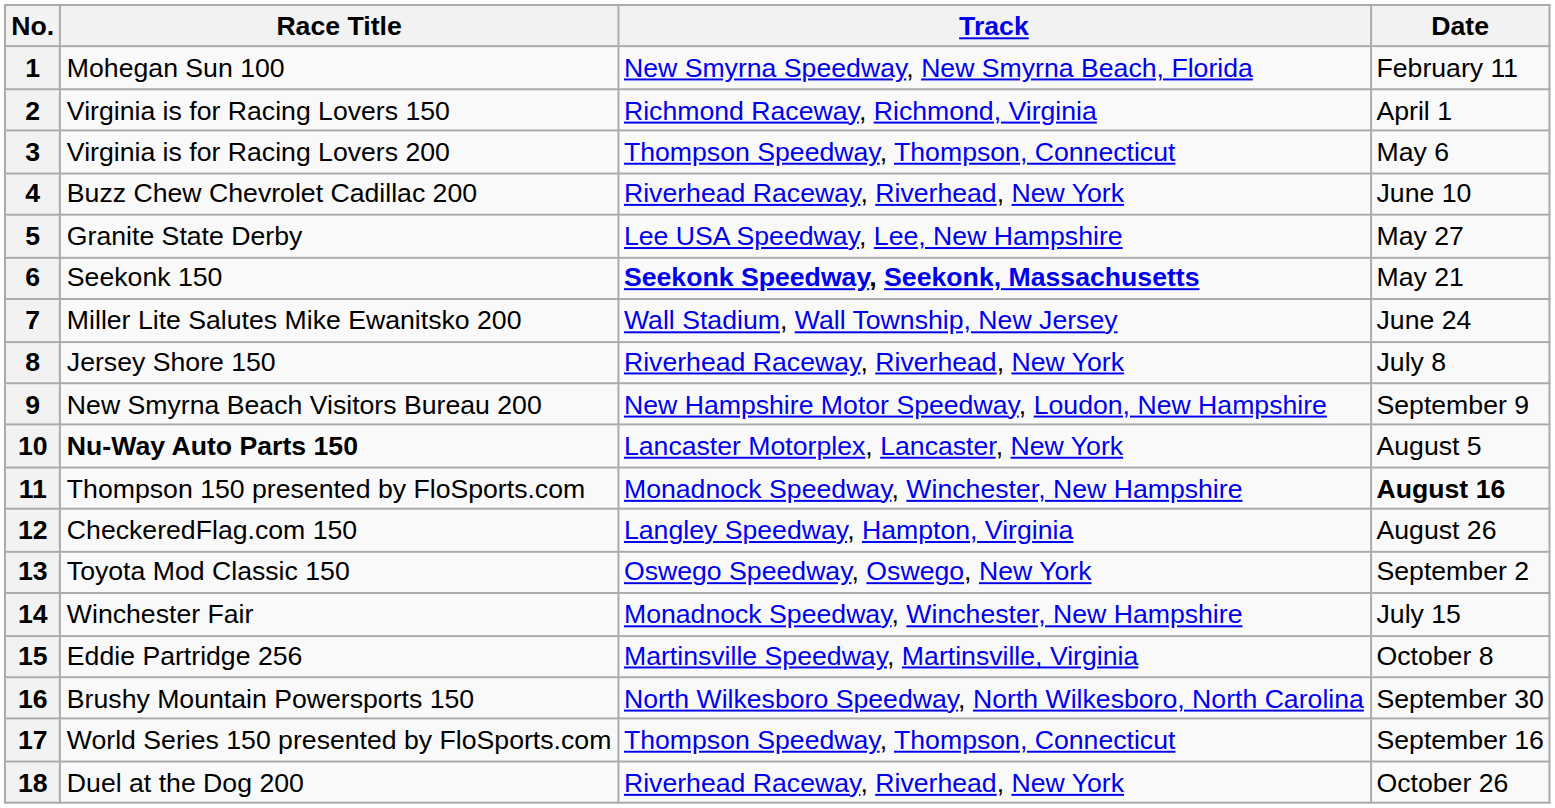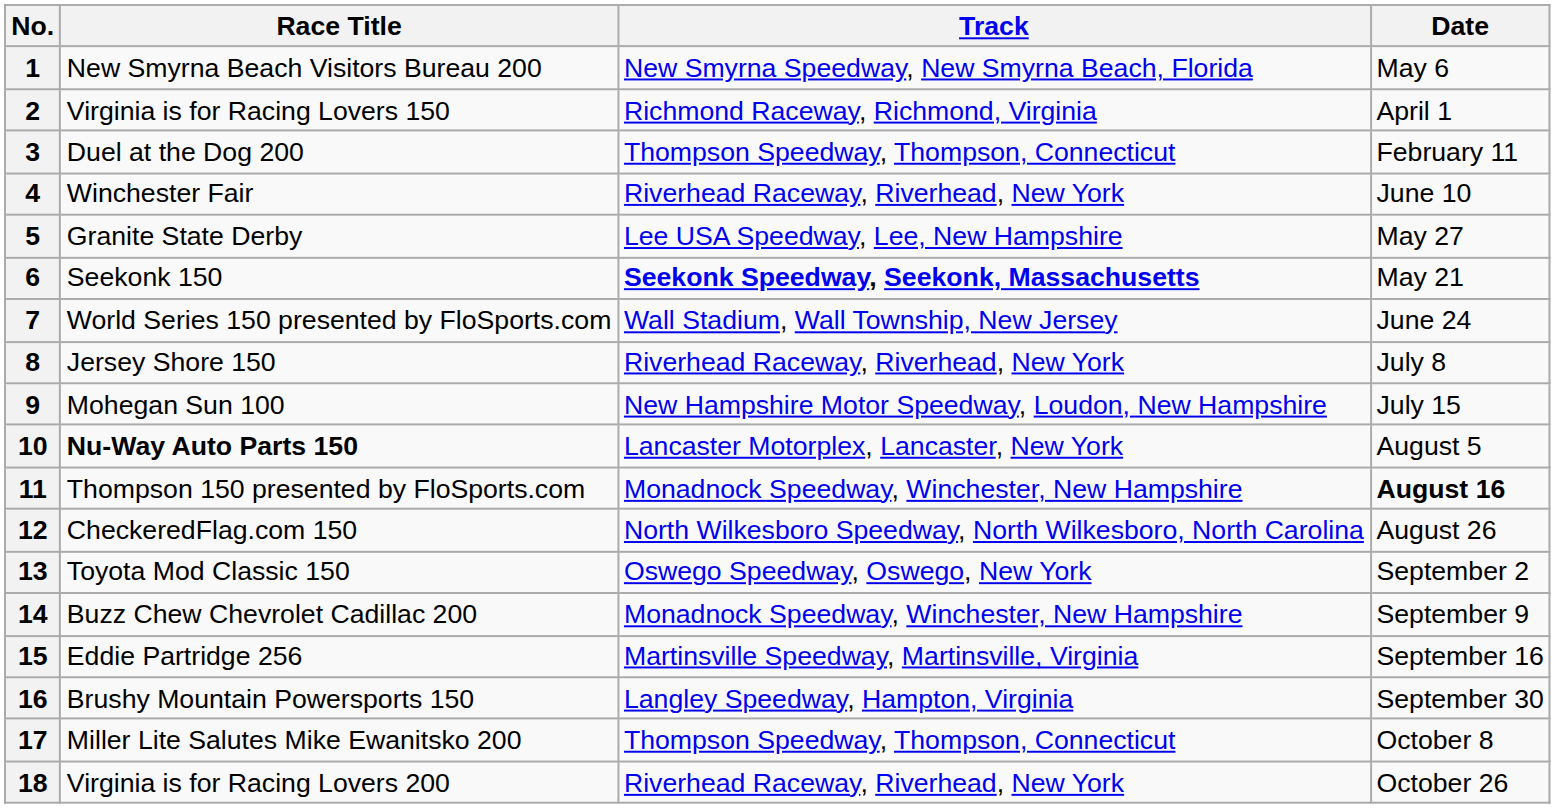(176, 68) Mohegan Sun 100 -> (304, 68) New Smyrna Beach Visitors Bureau 200
(1447, 68) February 11 -> (1413, 68) May 6
(258, 152) Virginia is for Racing Lovers 200 -> (185, 152) Duel at the Dog 200
(1413, 152) May 6 -> (1447, 152) February 11
(272, 194) Buzz Chew Chevrolet Cadillac 200 -> (160, 194) Winchester Fair
(294, 320) Miller Lite Salutes Mike Ewanitsko 200 -> (339, 320) World Series 150 presented by FloSports.com
(304, 404) New Smyrna Beach Visitors Bureau 200 -> (176, 404) Mohegan Sun 100
(1453, 404) September 9 -> (1419, 404) July 15
(849, 530) Langley Speedway, Hampton, Virginia -> (994, 530) North Wilkesboro Speedway, North Wilkesboro, North Carolina
(160, 614) Winchester Fair -> (272, 614) Buzz Chew Chevrolet Cadillac 200
(1419, 614) July 15 -> (1453, 614) September 9
(1435, 656) October 8 -> (1460, 656) September 16
(994, 698) North Wilkesboro Speedway, North Wilkesboro, North Carolina -> (849, 698) Langley Speedway, Hampton, Virginia
(339, 740) World Series 150 presented by FloSports.com -> (294, 740) Miller Lite Salutes Mike Ewanitsko 200
(1460, 740) September 16 -> (1435, 740) October 8
(185, 782) Duel at the Dog 200 -> (258, 782) Virginia is for Racing Lovers 200
